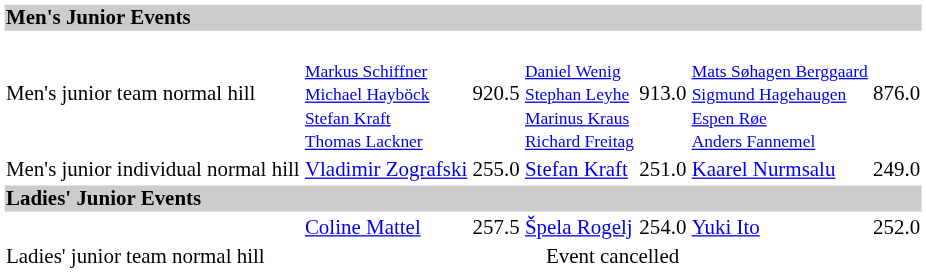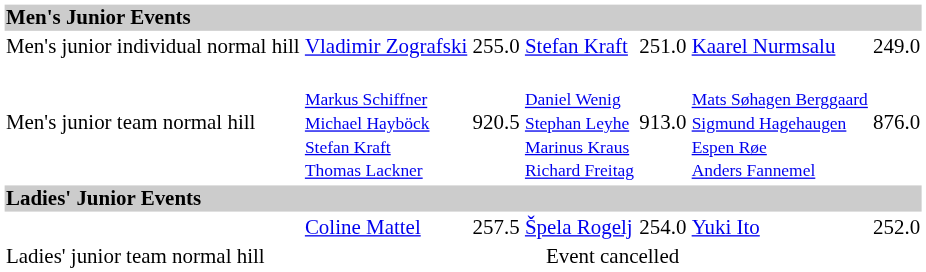rows swapped: (153, 169) <-> (131, 93)
